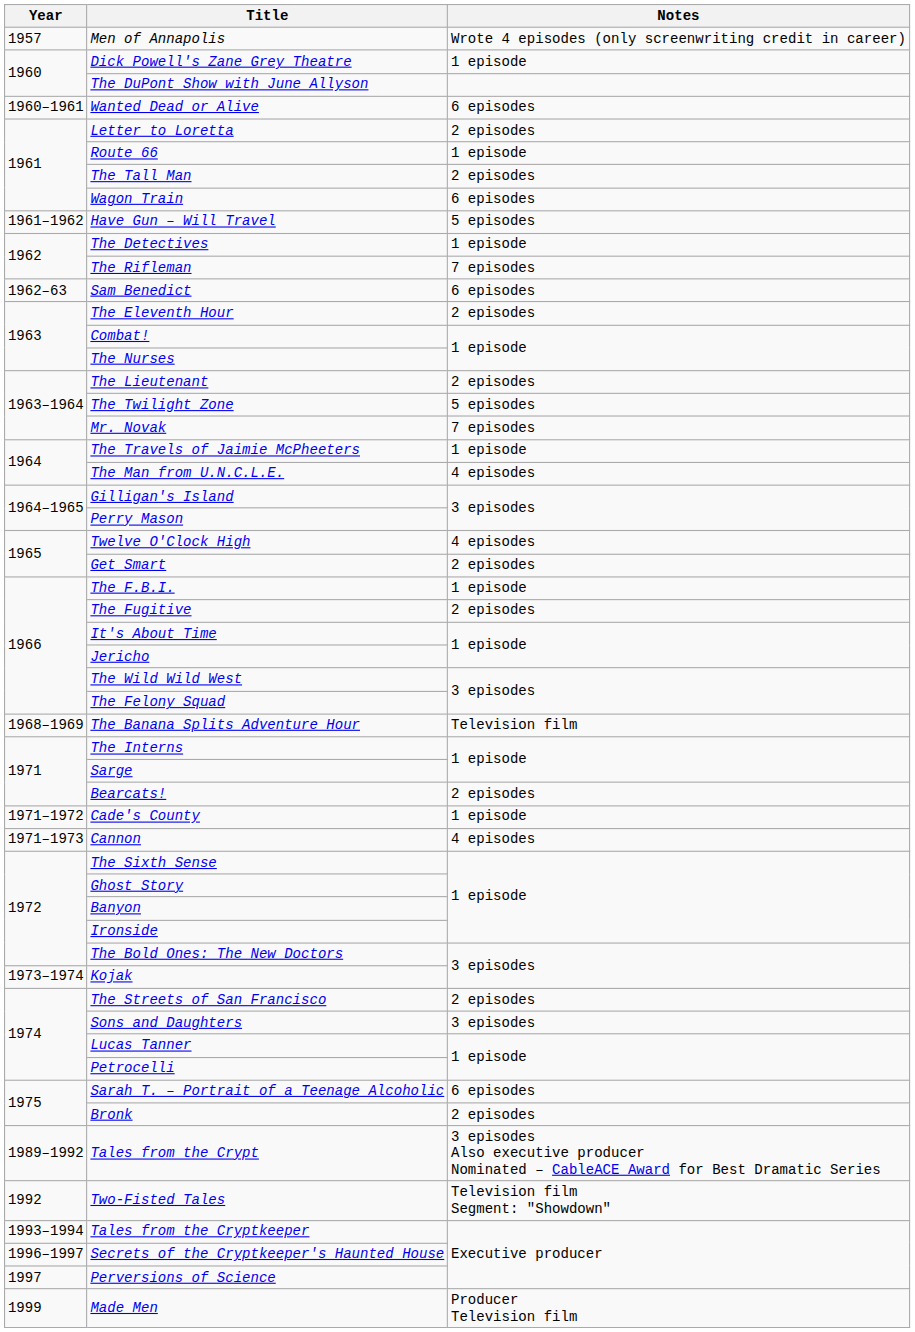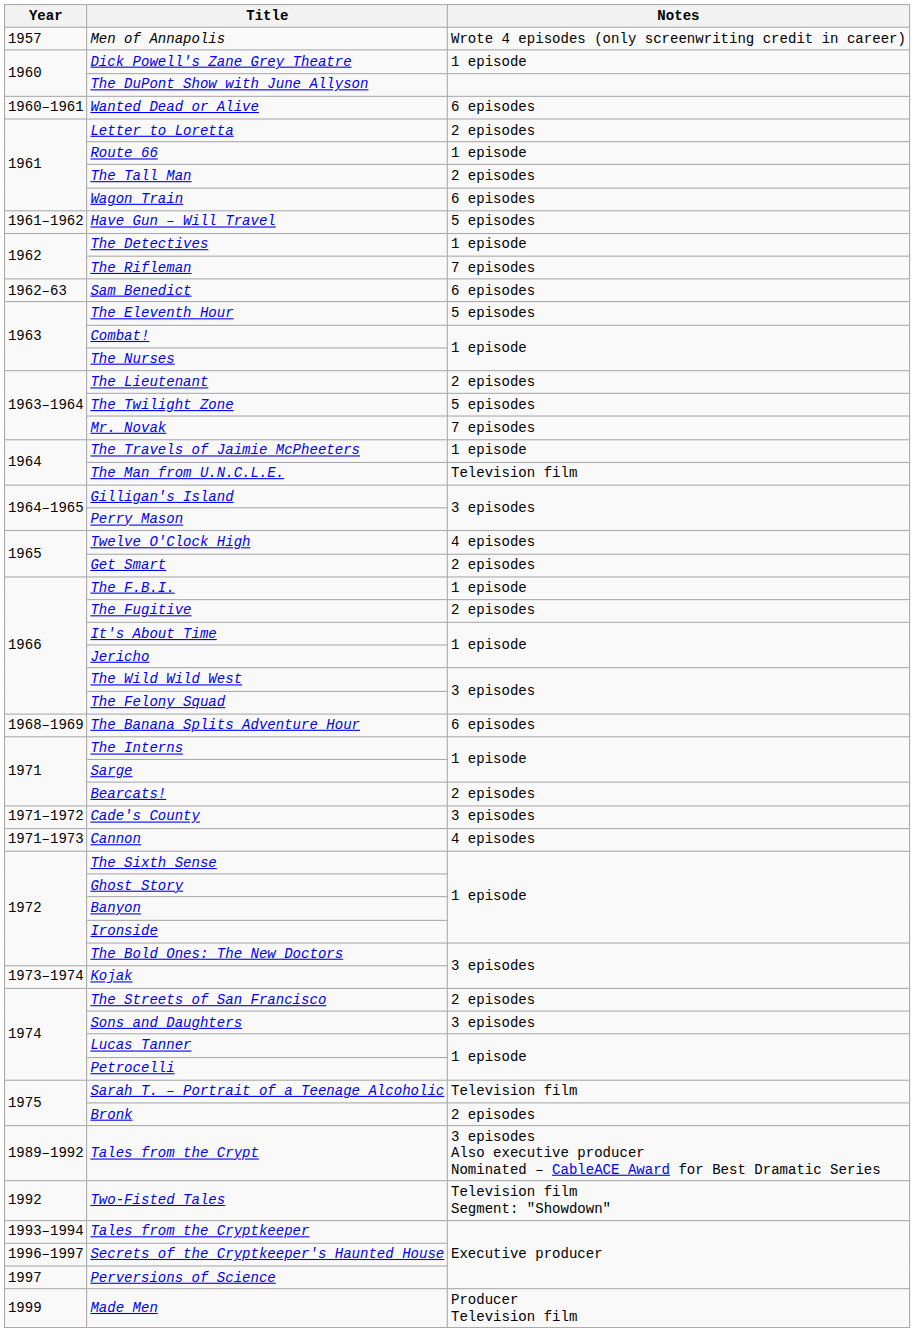(493, 313) 2 episodes -> (493, 313) 5 episodes
(493, 474) 4 episodes -> (514, 474) Television film
(514, 725) Television film -> (493, 725) 6 episodes
(489, 817) 1 episode -> (493, 817) 3 episodes
(493, 1091) 6 episodes -> (514, 1091) Television film
